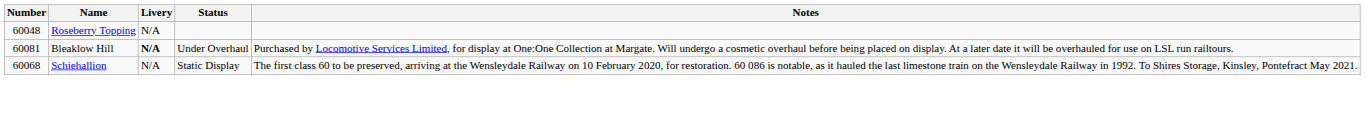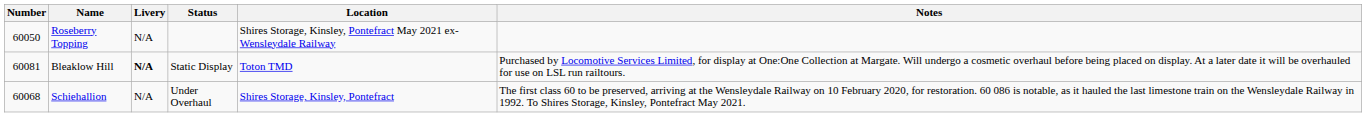+ column: (367, 13)
(27, 30) 60048 -> (27, 36) 60050
(213, 48) Under Overhaul -> (202, 66) Static Display
(208, 65) Static Display -> (191, 96) Under Overhaul
